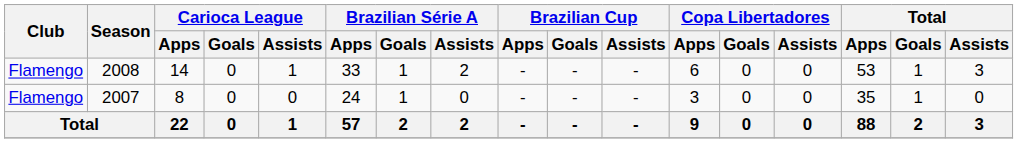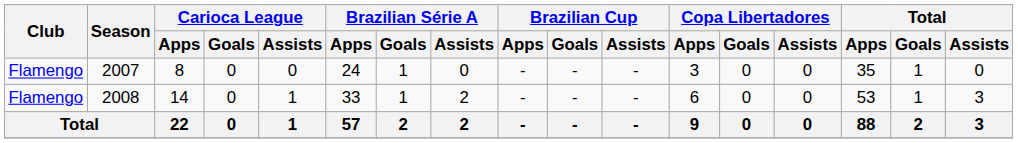rows swapped: (121, 97) <-> (121, 71)
